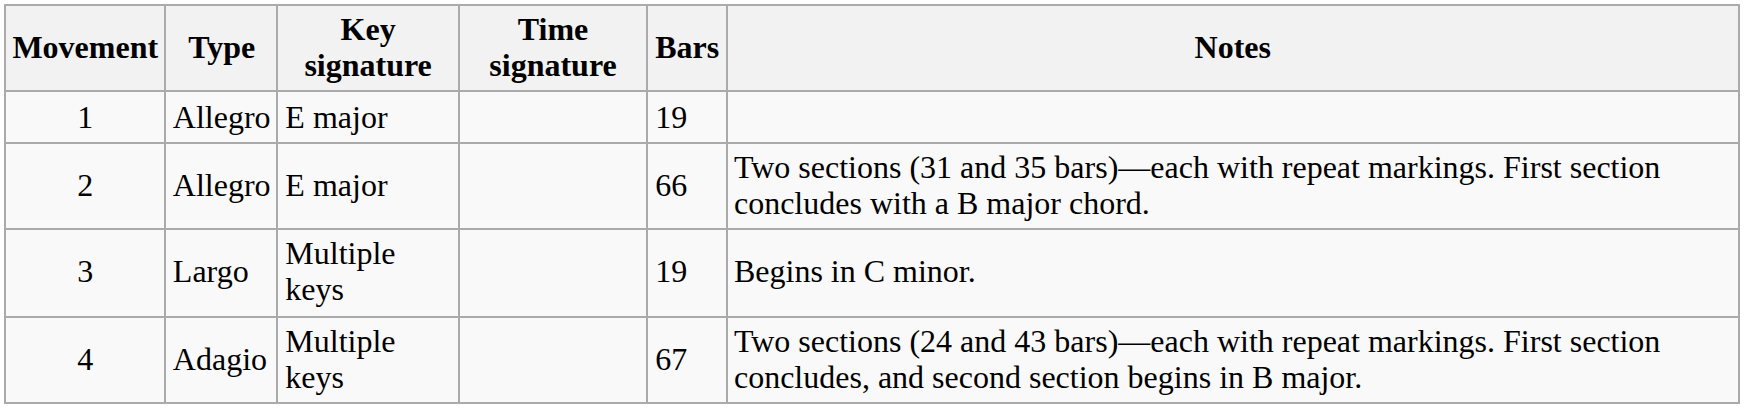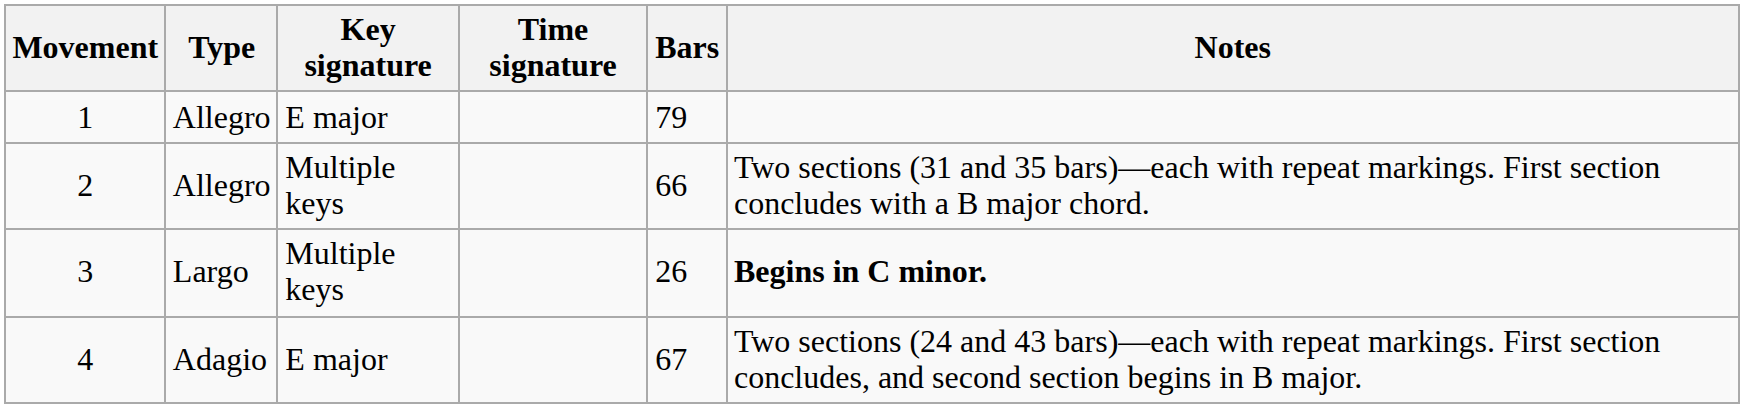(671, 116) 19 -> (671, 116) 79
(336, 185) E major -> (340, 185) Multiple keys
(671, 272) 19 -> (671, 272) 26
(855, 272) normal -> (860, 272) bold
(340, 358) Multiple keys -> (336, 358) E major
